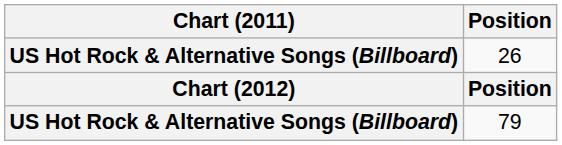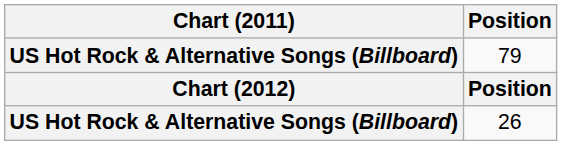rows swapped: (510, 55) <-> (510, 122)
